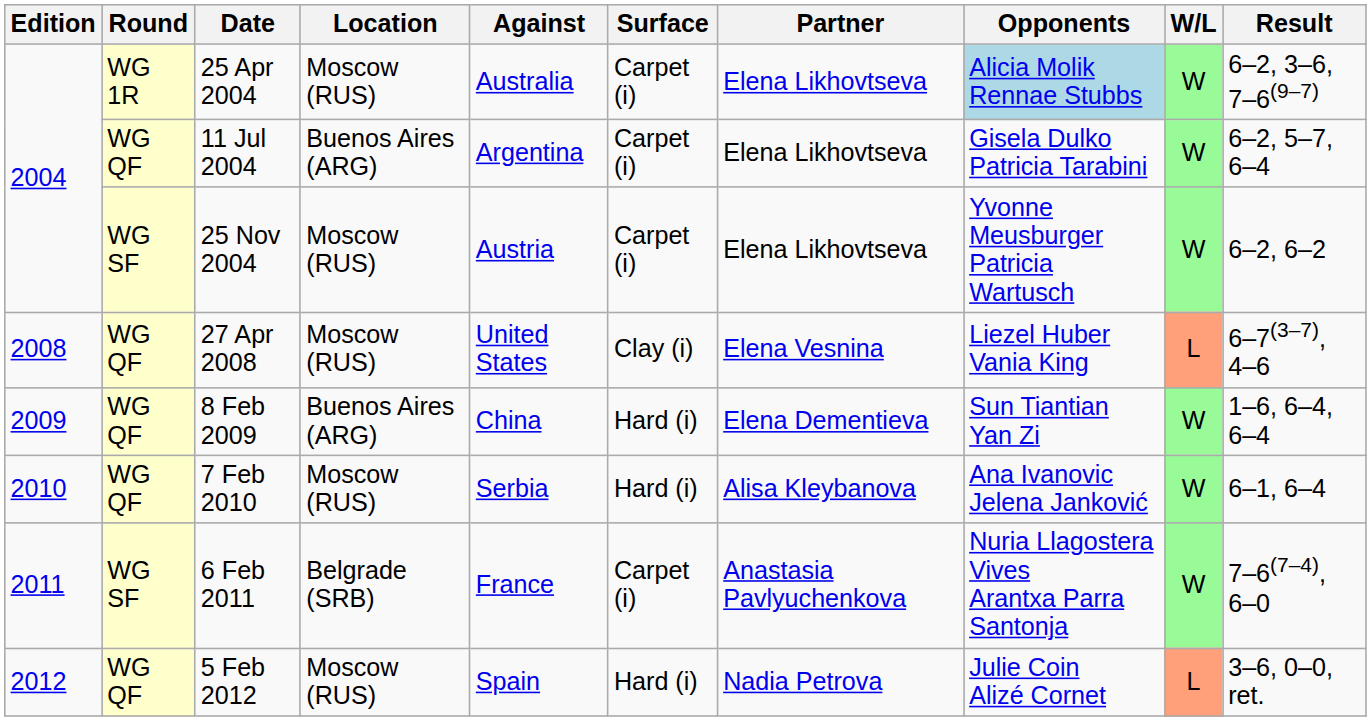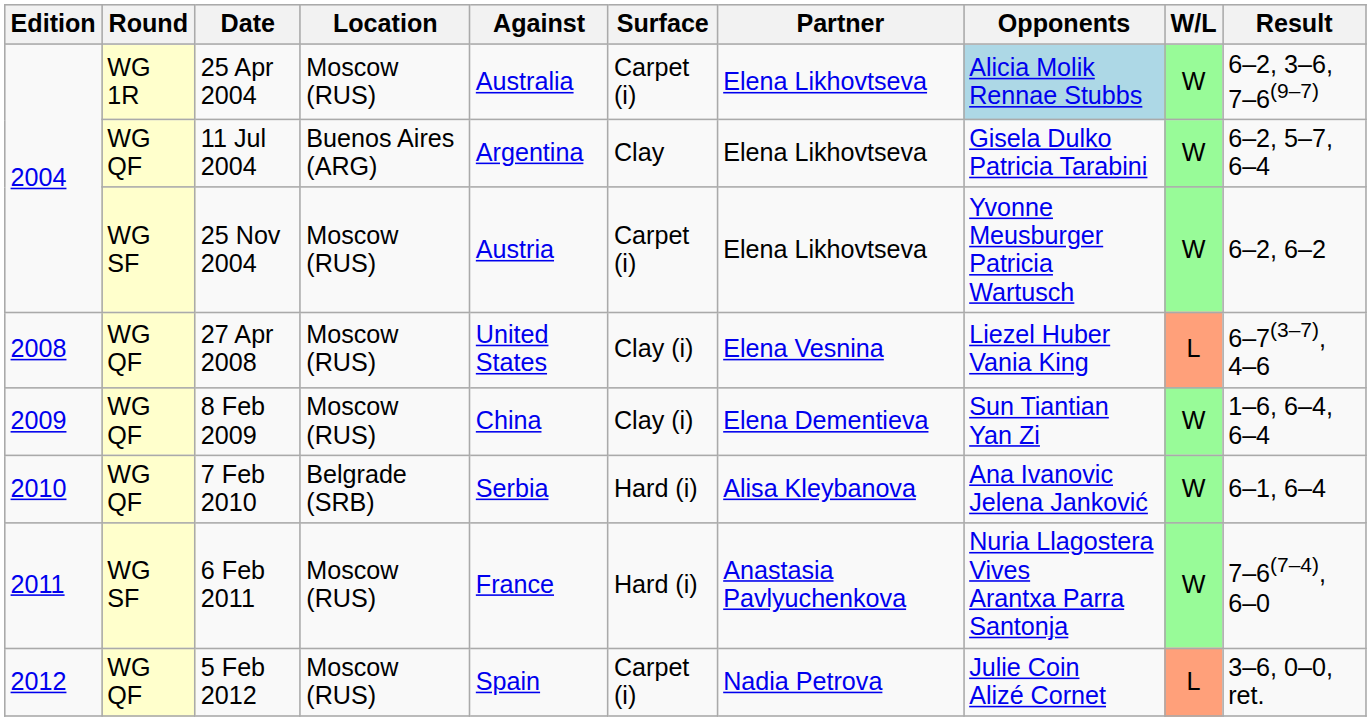(652, 153) Carpet (i) -> (639, 153) Clay
(380, 420) Buenos Aires (ARG) -> (352, 420) Moscow (RUS)
(656, 420) Hard (i) -> (654, 420) Clay (i)
(352, 488) Moscow (RUS) -> (357, 488) Belgrade (SRB)
(357, 585) Belgrade (SRB) -> (352, 585) Moscow (RUS)
(652, 585) Carpet (i) -> (656, 585) Hard (i)
(656, 681) Hard (i) -> (652, 681) Carpet (i)
